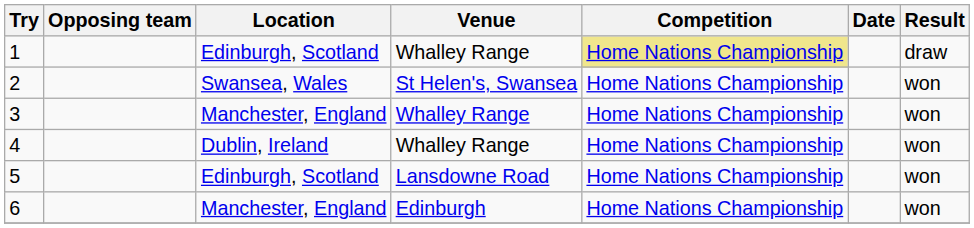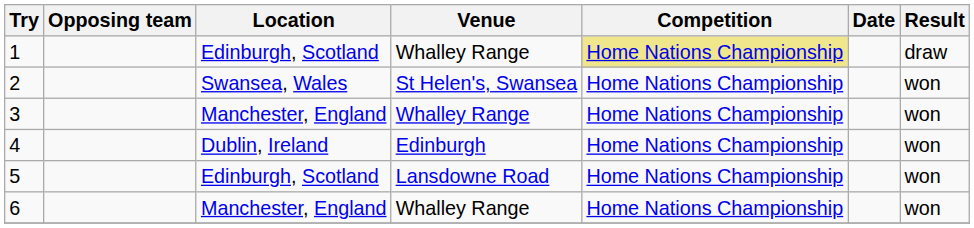(463, 146) Whalley Range -> (441, 146) Edinburgh
(441, 208) Edinburgh -> (463, 208) Whalley Range
